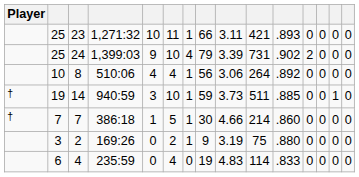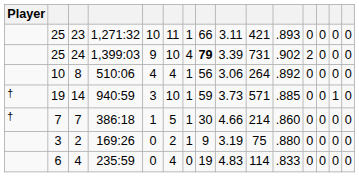(206, 54) normal -> (206, 54) bold
(259, 96) 511 -> (259, 96) 571
